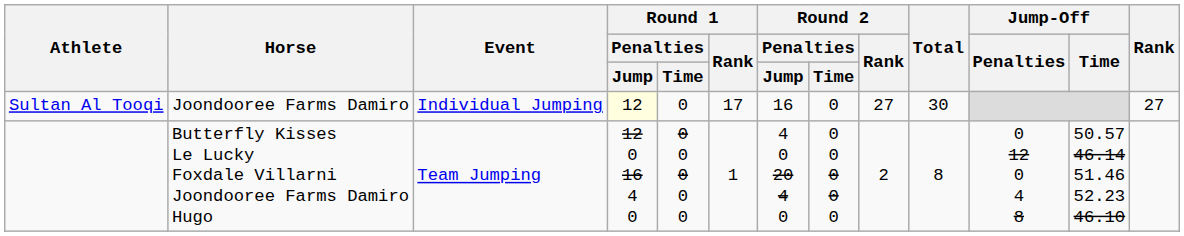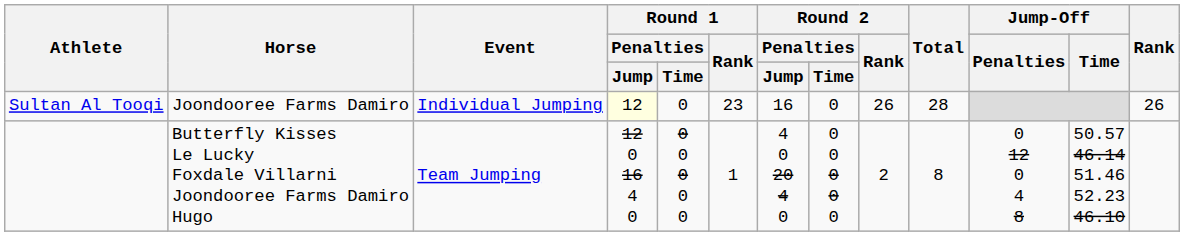(733, 106) 17 -> (733, 106) 23
(884, 106) 27 -> (884, 106) 26
(938, 106) 30 -> (938, 106) 28
(1154, 106) 27 -> (1154, 106) 26
